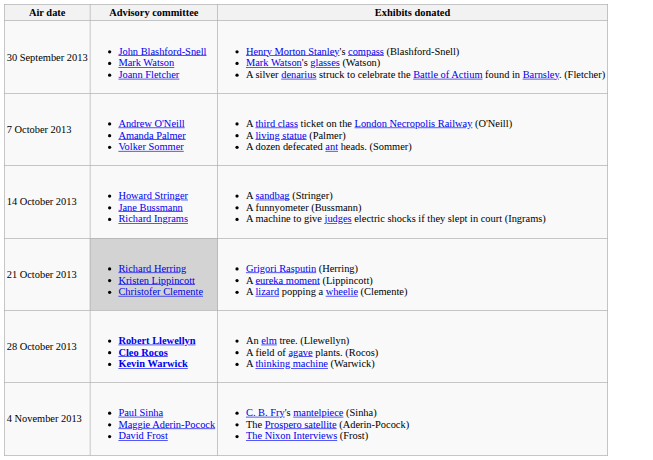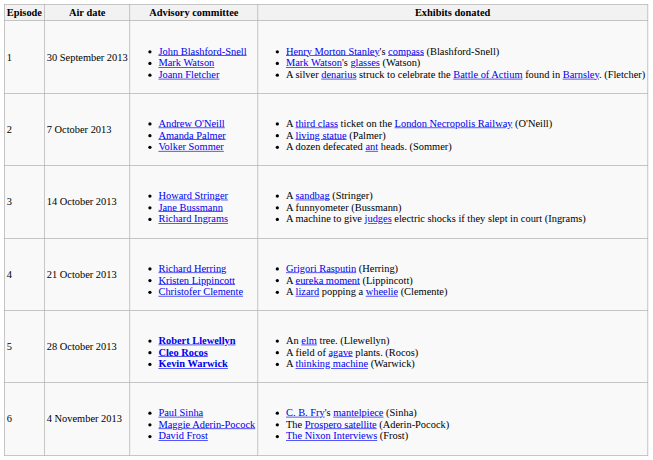+ column: (24, 12)
(154, 280) lightgrey background -> (194, 280) no background
